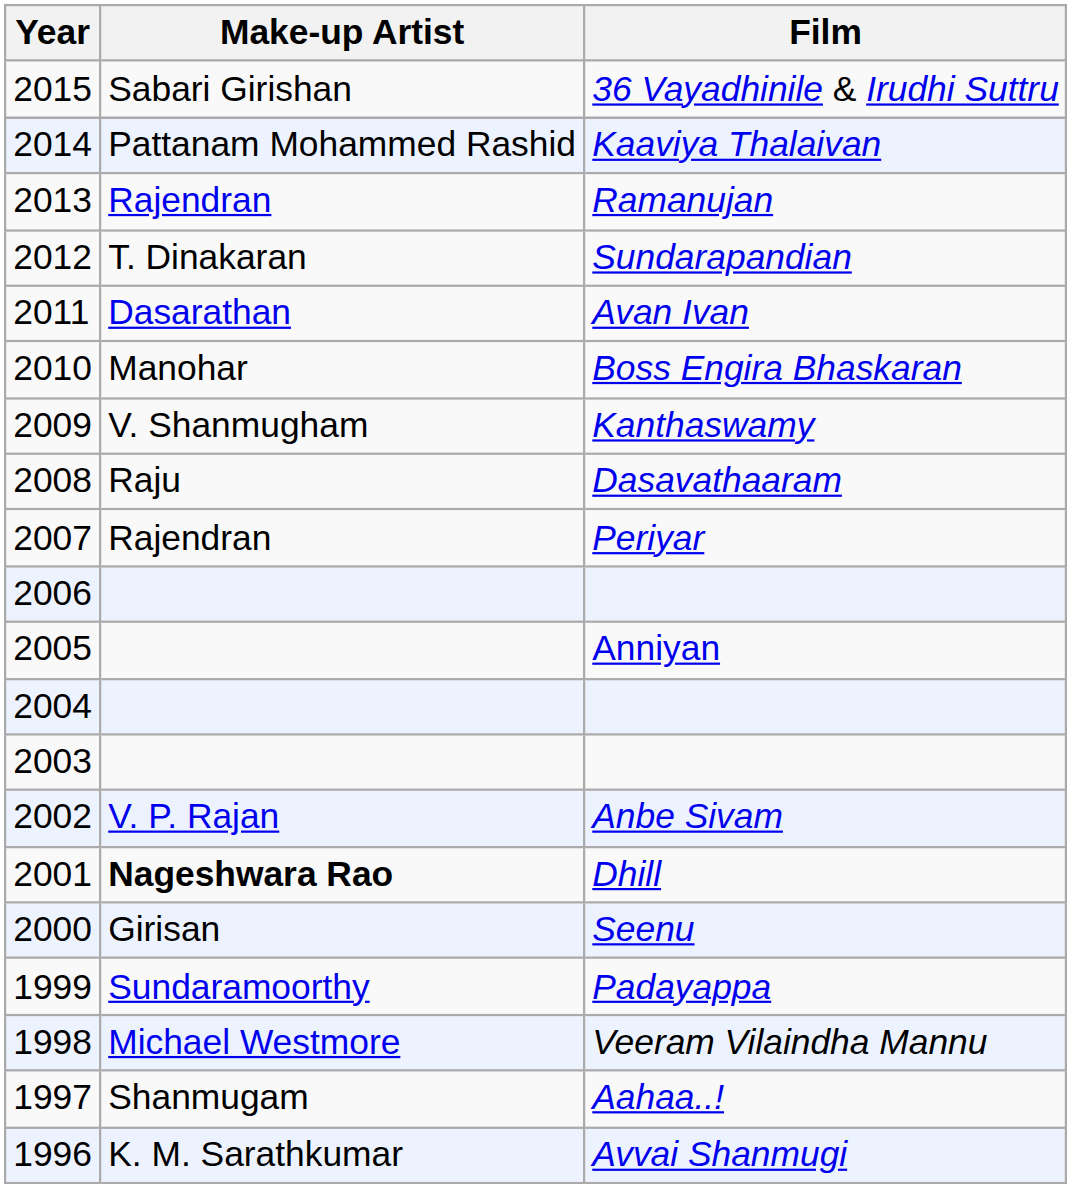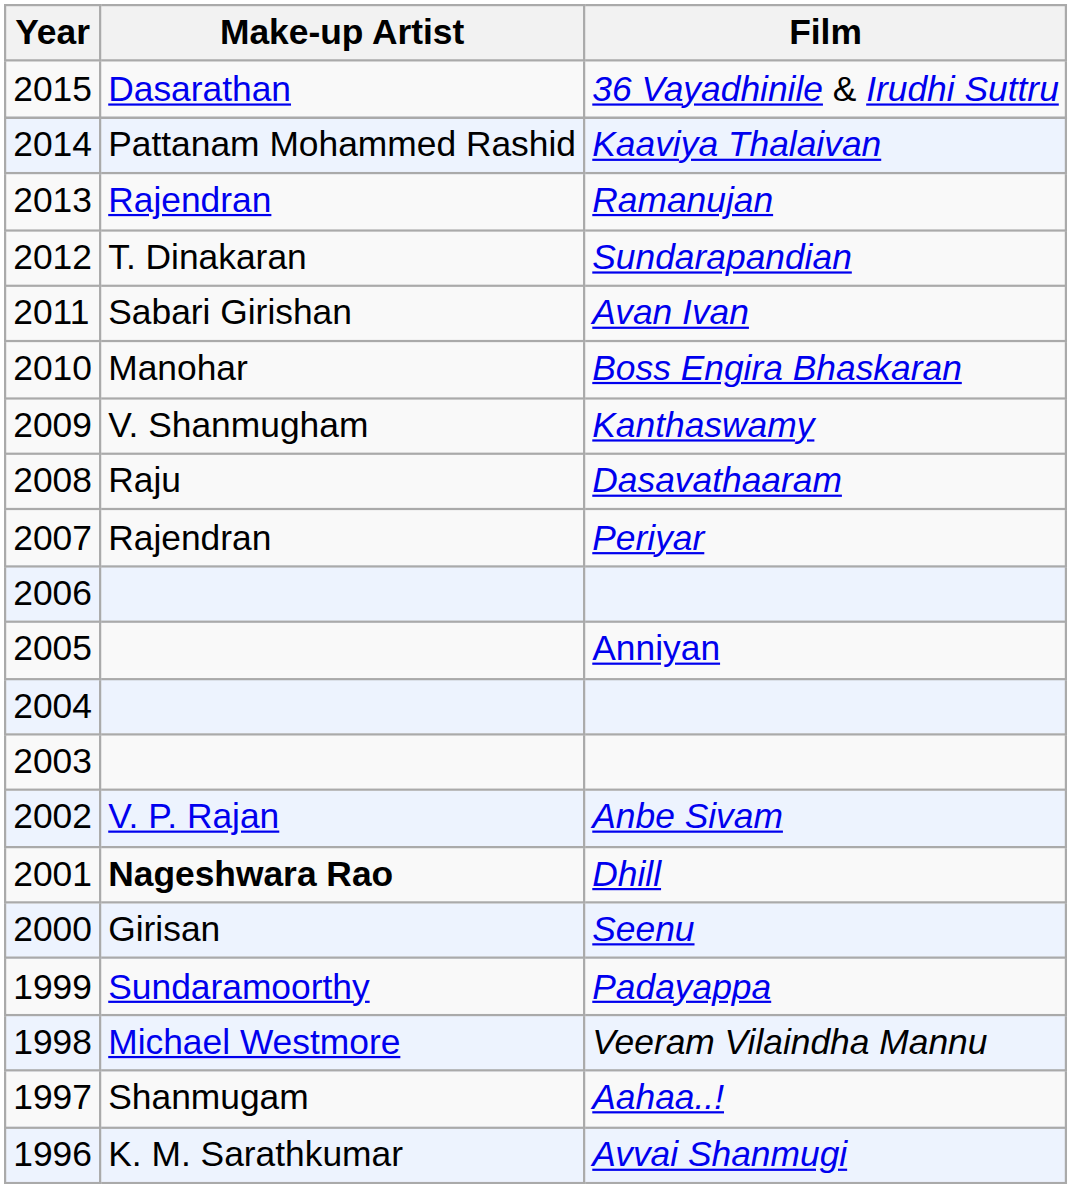(230, 88) Sabari Girishan -> (200, 88) Dasarathan
(200, 312) Dasarathan -> (230, 312) Sabari Girishan
